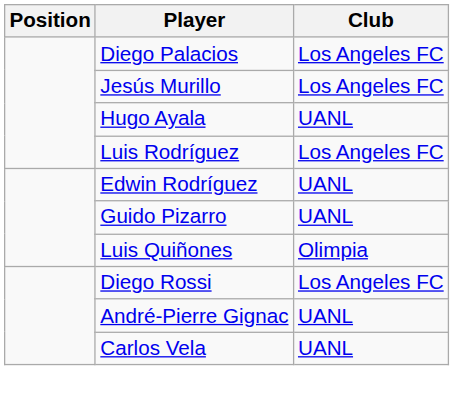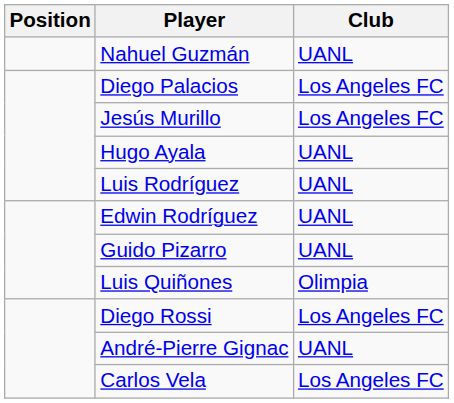+ row: (175, 53)
(371, 151) Los Angeles FC -> (326, 184) UANL
(326, 348) UANL -> (371, 380) Los Angeles FC
